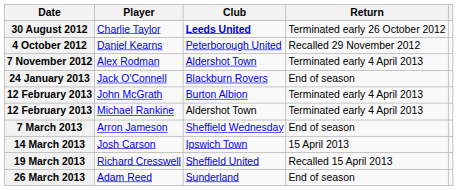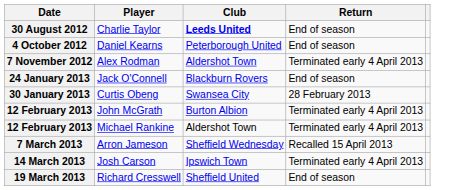(367, 29) Terminated early 26 October 2012 -> (322, 29) End of season
(354, 45) Recalled 29 November 2012 -> (322, 45) End of season
+ row: (49, 95)
(322, 128) End of season -> (340, 144) Recalled 15 April 2013
(319, 144) 15 April 2013 -> (356, 161) Terminated early 4 April 2013
(340, 161) Recalled 15 April 2013 -> (322, 177) End of season
- row: (49, 177)
